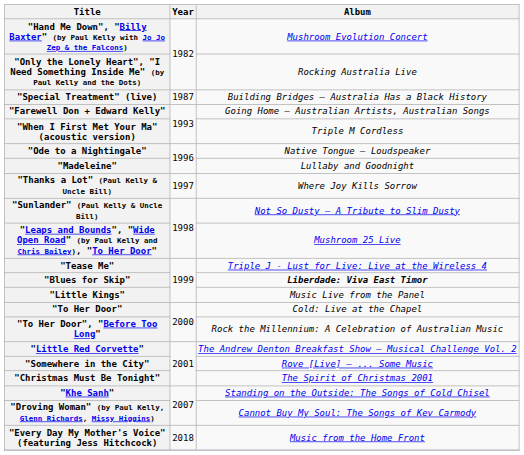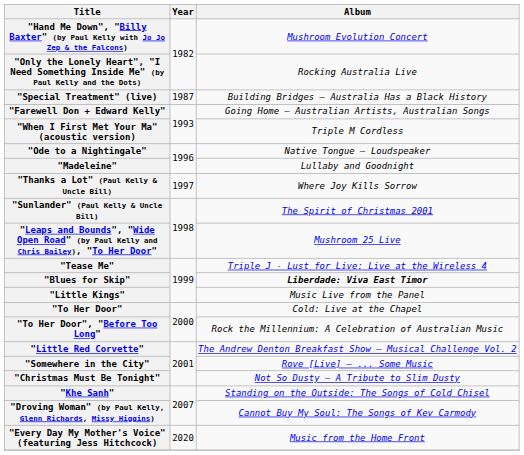(357, 211) Not So Dusty – A Tribute to Slim Dusty -> (357, 211) The Spirit of Christmas 2001
(357, 378) The Spirit of Christmas 2001 -> (357, 378) Not So Dusty – A Tribute to Slim Dusty
(183, 438) 2018 -> (183, 438) 2020
